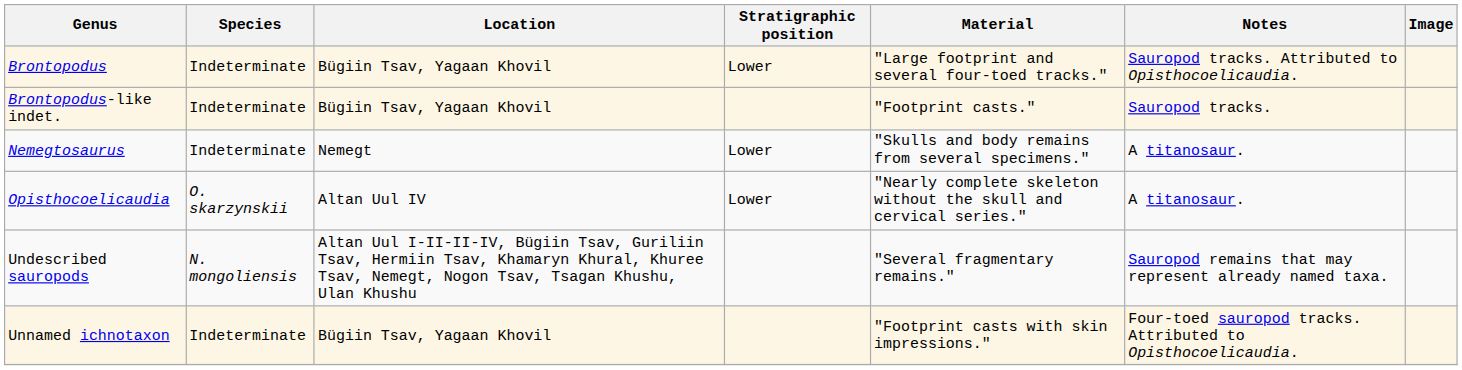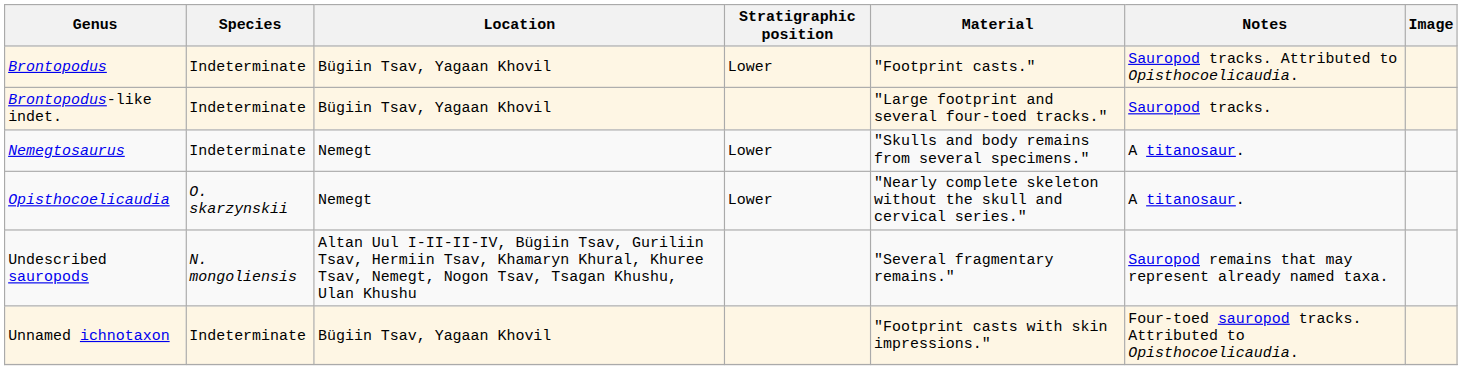(991, 67) "Large footprint and several four-toed tracks." -> (955, 67) "Footprint casts."
(955, 109) "Footprint casts." -> (991, 109) "Large footprint and several four-toed tracks."
(372, 200) Altan Uul IV -> (345, 200) Nemegt
